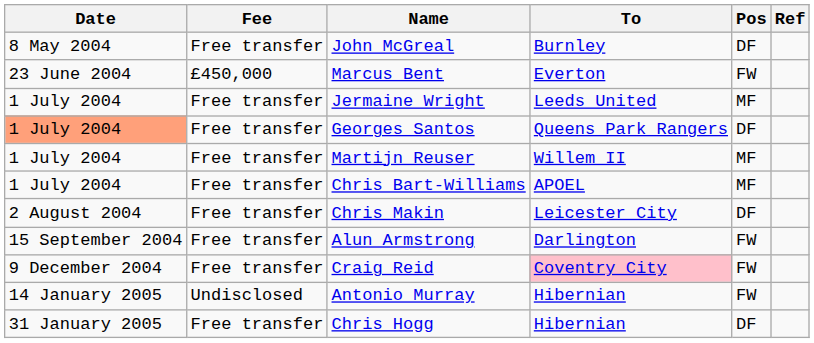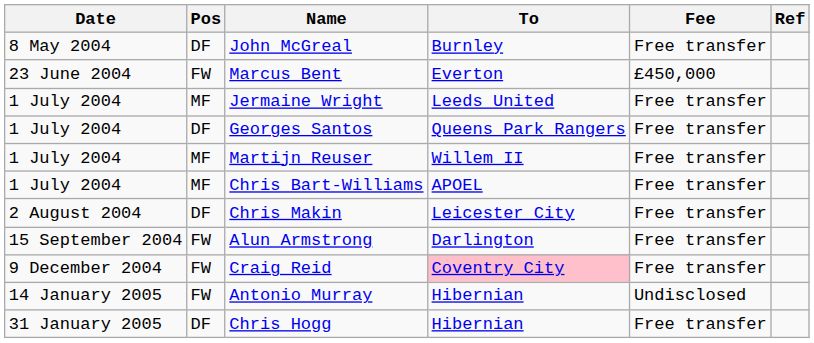columns swapped: (751, 19) <-> (257, 19)
(65, 130) lightsalmon background -> (65, 130) no background
